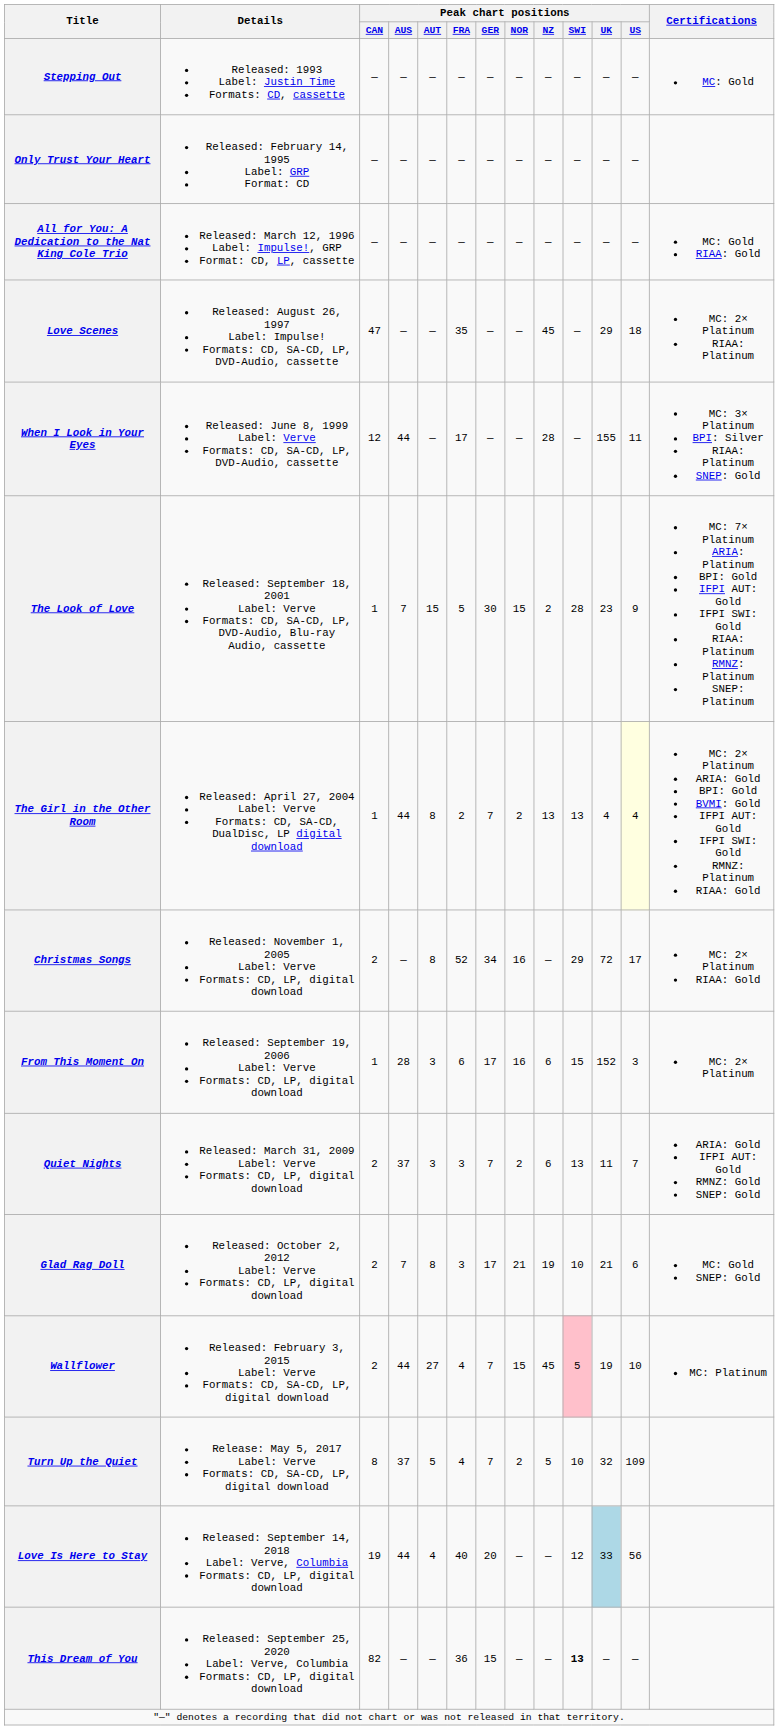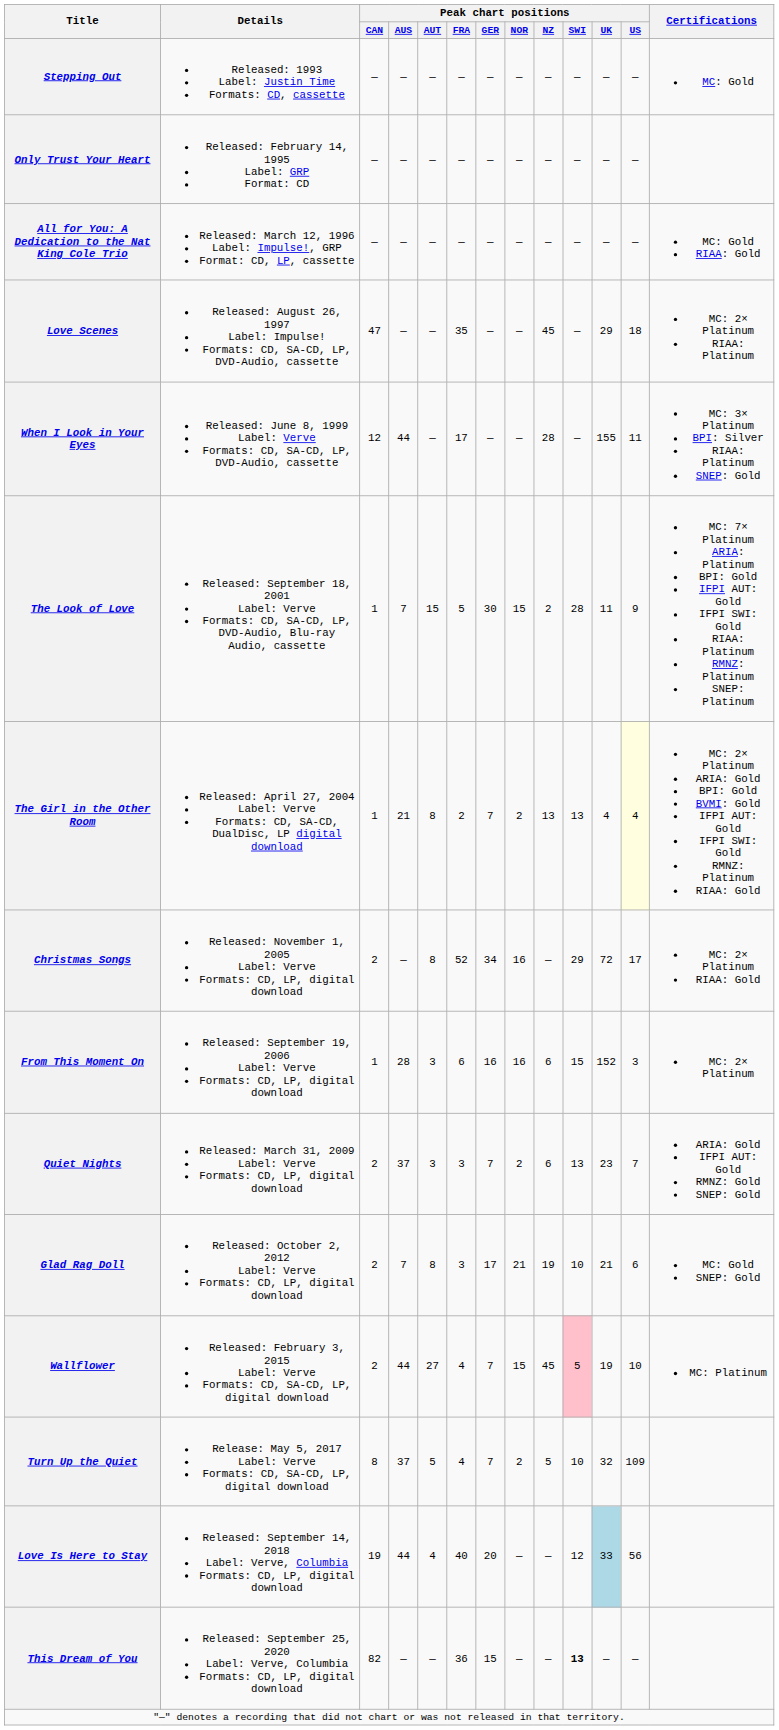(606, 609) 23 -> (606, 609) 11
(403, 816) 44 -> (403, 816) 21
(490, 1062) 17 -> (490, 1062) 16
(606, 1164) 11 -> (606, 1164) 23
